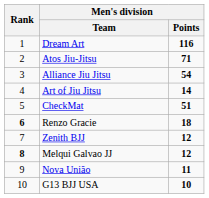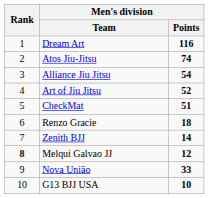(186, 59) 71 -> (186, 59) 74
(186, 91) 14 -> (186, 91) 52
(22, 122) bold -> (22, 122) normal
(186, 138) 12 -> (186, 138) 14
(186, 169) 11 -> (186, 169) 33
